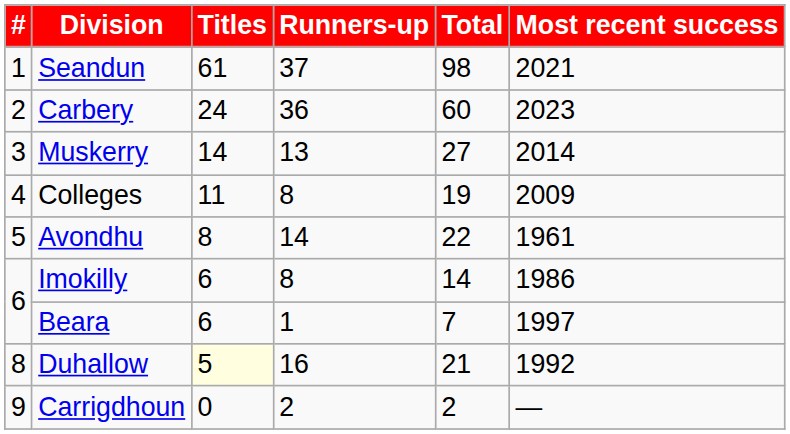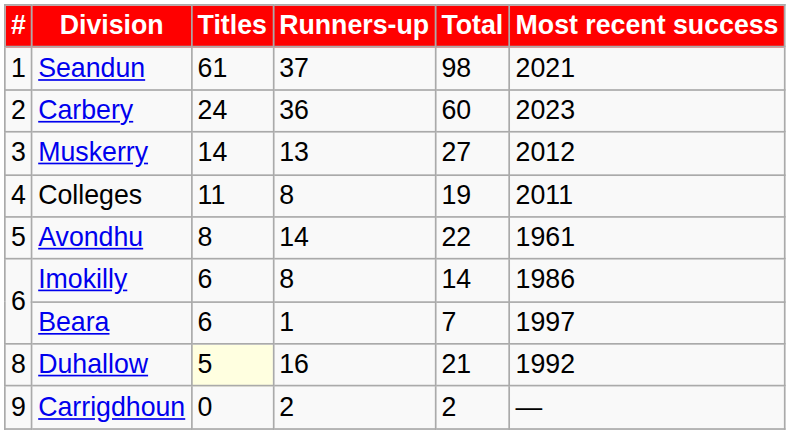(545, 152) 2014 -> (545, 152) 2012
(545, 195) 2009 -> (544, 195) 2011
